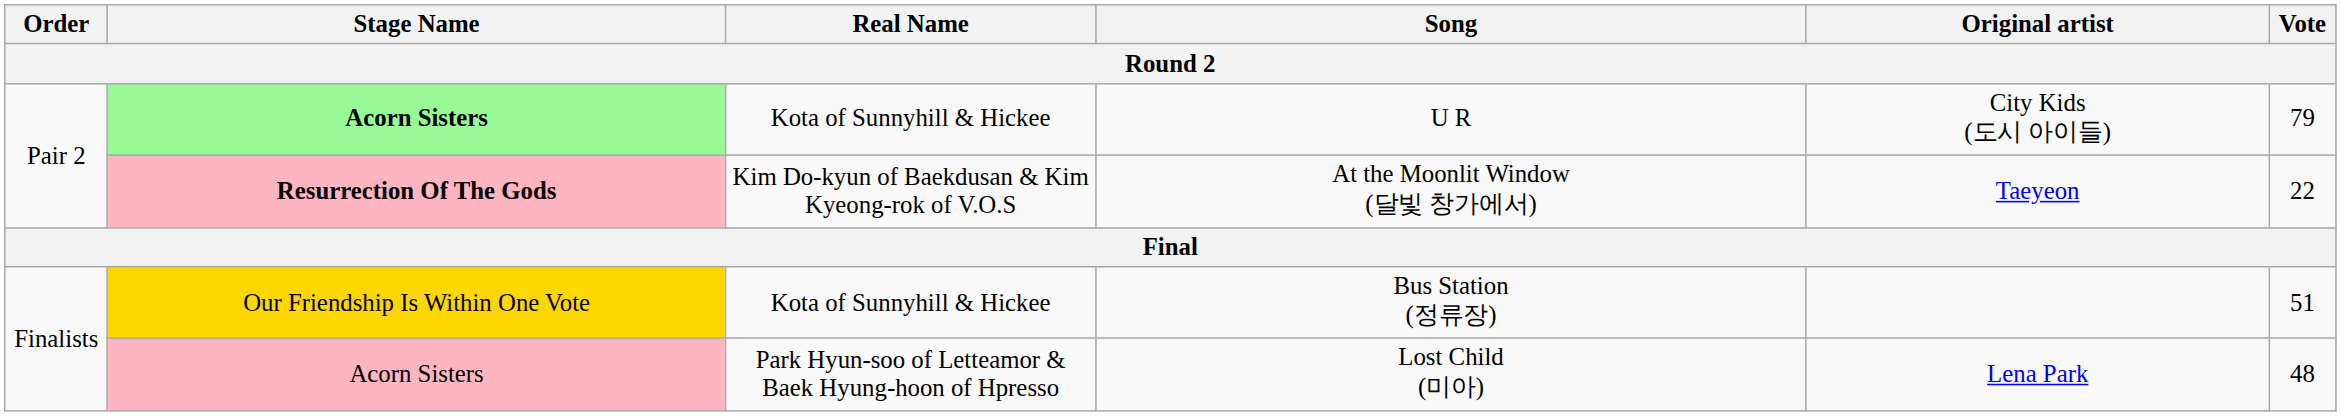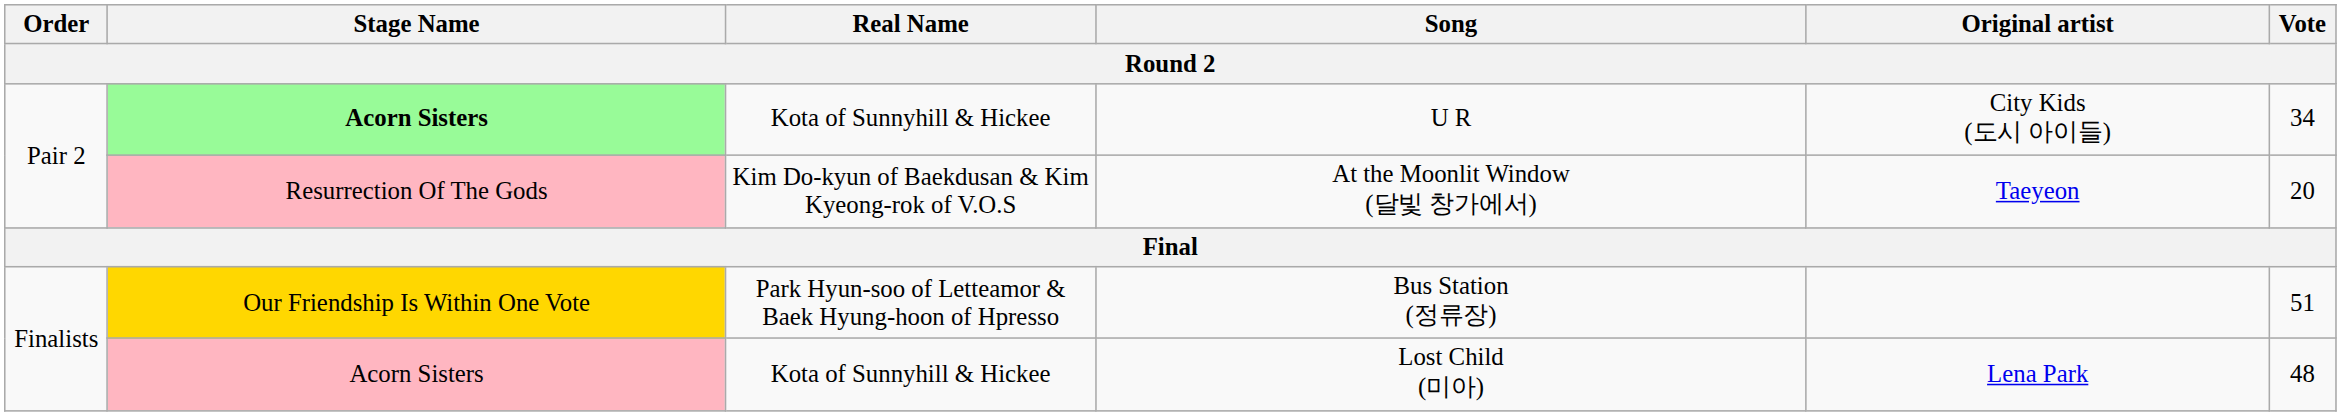(2302, 119) 79 -> (2302, 119) 34
(417, 190) bold -> (417, 190) normal
(2302, 190) 22 -> (2302, 190) 20
(911, 302) Kota of Sunnyhill & Hickee -> (911, 302) Park Hyun-soo of Letteamor & Baek Hyung-hoon of Hpresso
(911, 374) Park Hyun-soo of Letteamor & Baek Hyung-hoon of Hpresso -> (911, 374) Kota of Sunnyhill & Hickee
